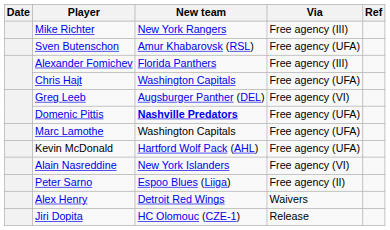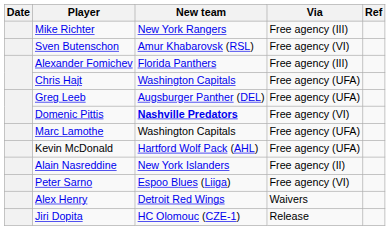(315, 47) Free agency (UFA) -> (309, 47) Free agency (VI)
(309, 98) Free agency (VI) -> (315, 98) Free agency (UFA)
(315, 115) Free agency (UFA) -> (309, 115) Free agency (VI)
(309, 166) Free agency (VI) -> (307, 166) Free agency (II)
(307, 183) Free agency (II) -> (309, 183) Free agency (VI)
